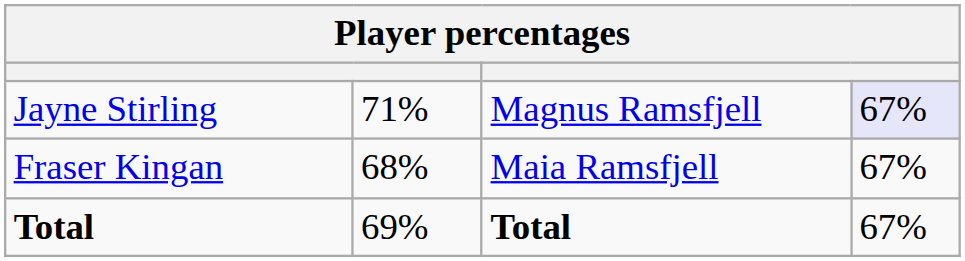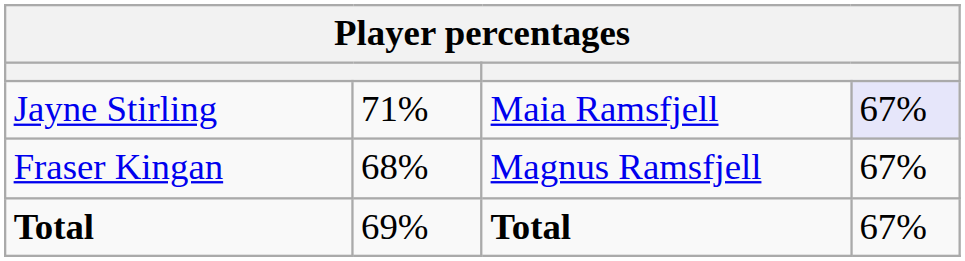(626, 109) Magnus Ramsfjell -> (605, 109) Maia Ramsfjell
(605, 167) Maia Ramsfjell -> (626, 167) Magnus Ramsfjell
